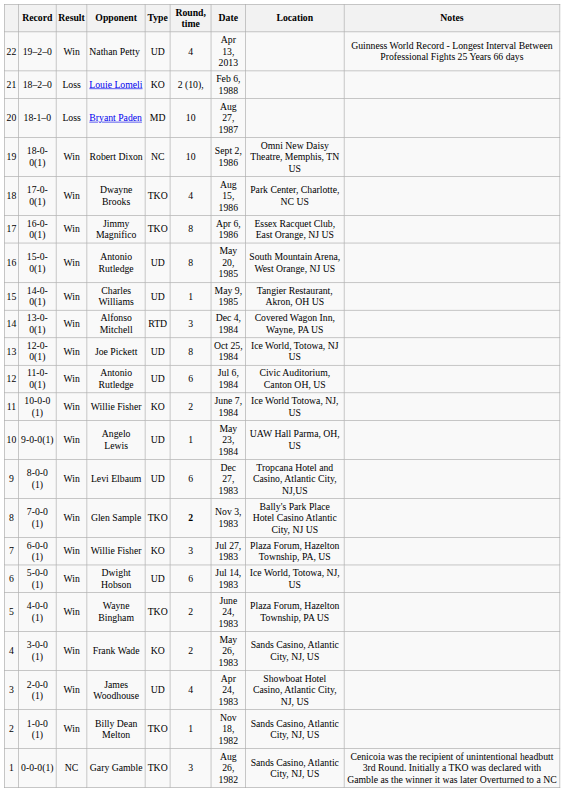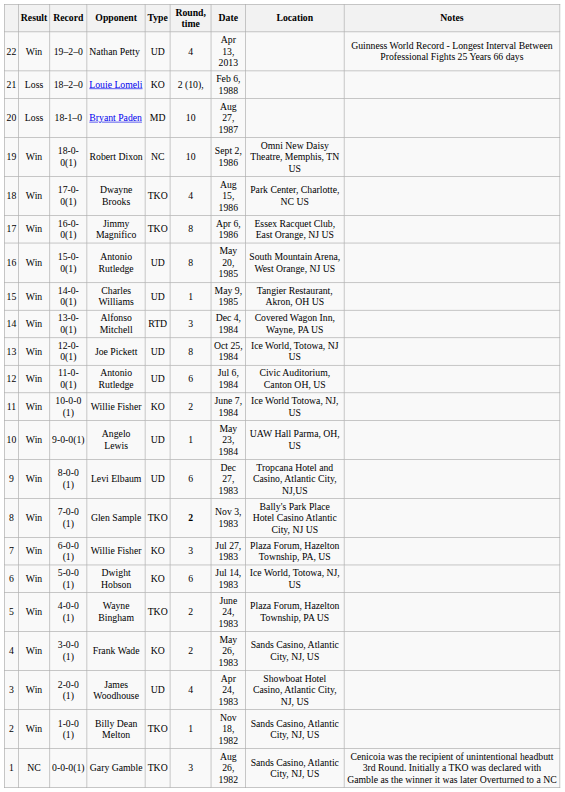columns swapped: (72, 18) <-> (37, 18)
(158, 579) UD -> (158, 579) KO
